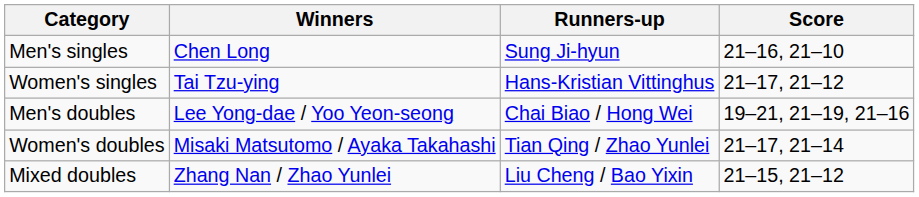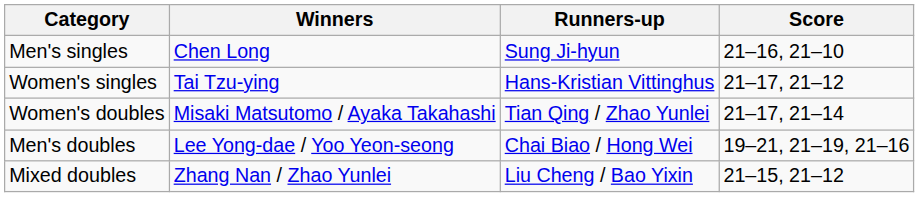rows swapped: (72, 113) <-> (87, 144)
